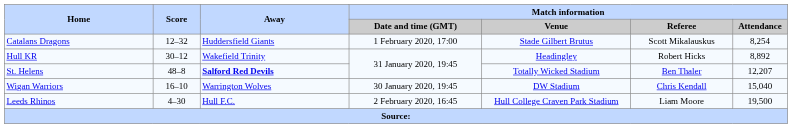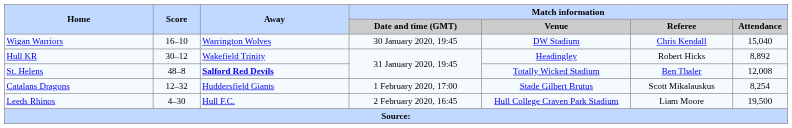rows swapped: (35, 86) <-> (38, 41)
(760, 71) 12,207 -> (760, 71) 12,008
